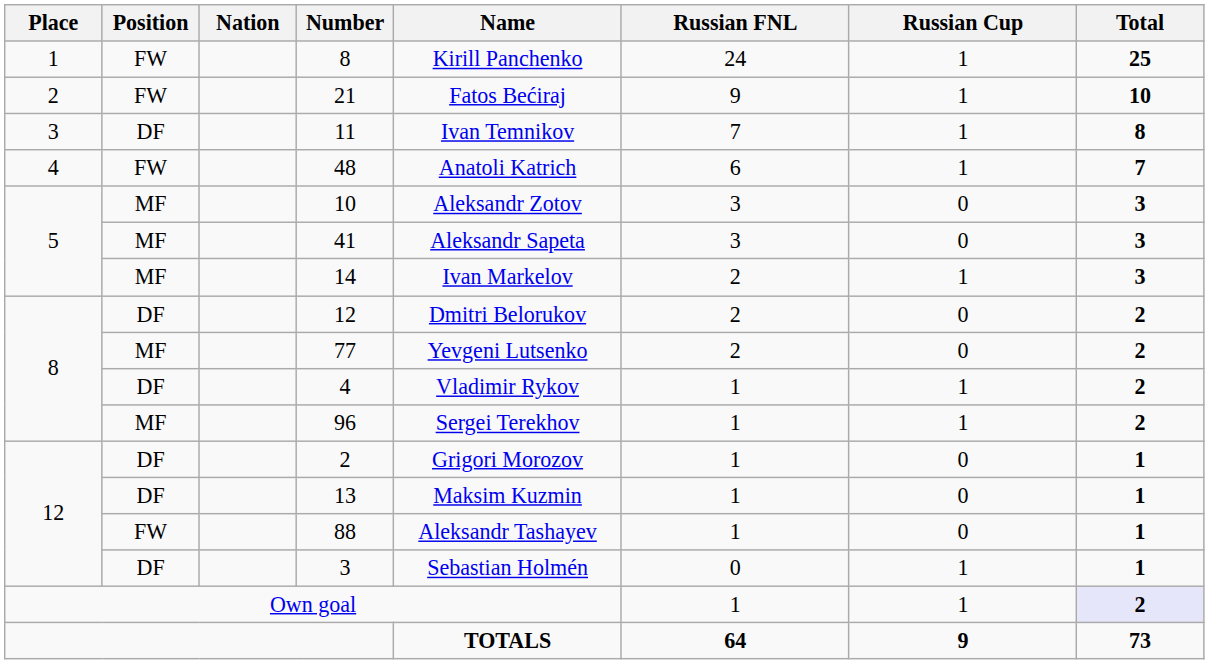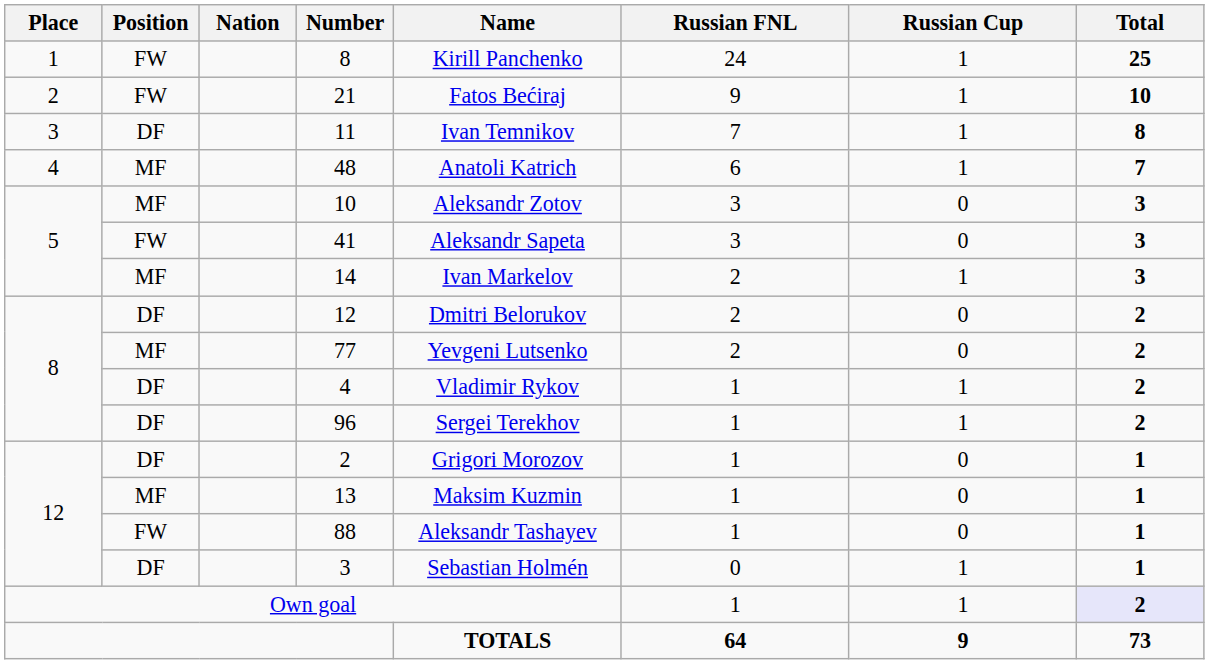(151, 168) FW -> (151, 168) MF
(151, 240) MF -> (151, 240) FW
(151, 422) MF -> (151, 422) DF
(151, 495) DF -> (151, 495) MF
